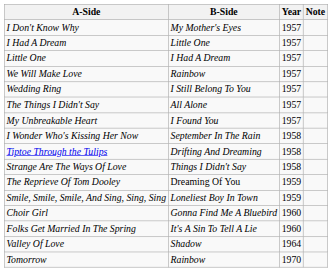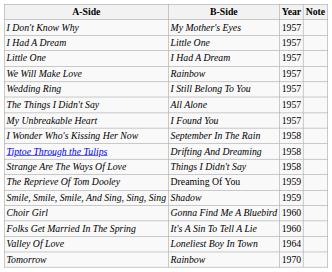(214, 197) Loneliest Boy In Town -> (186, 197) Shadow
(186, 244) Shadow -> (214, 244) Loneliest Boy In Town
